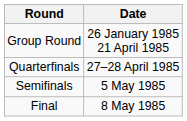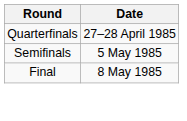- row: (44, 40)
